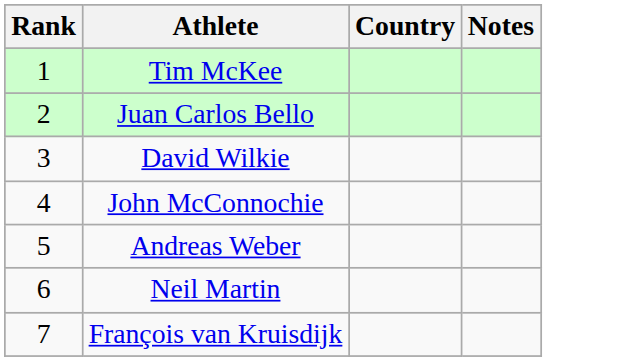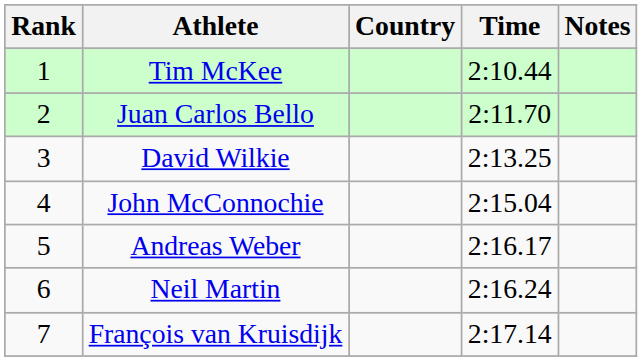+ column: (510, 26)
